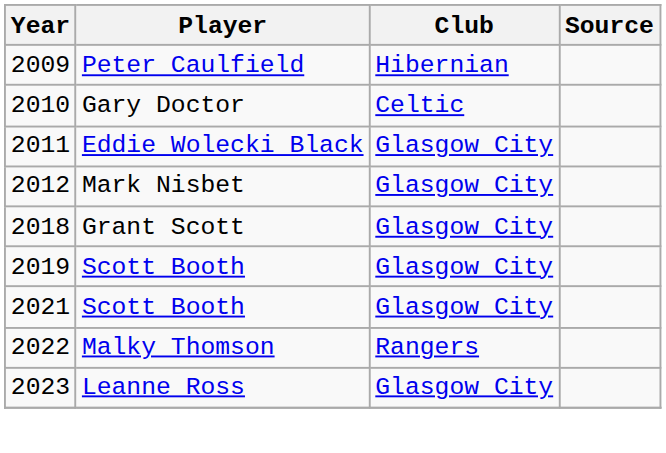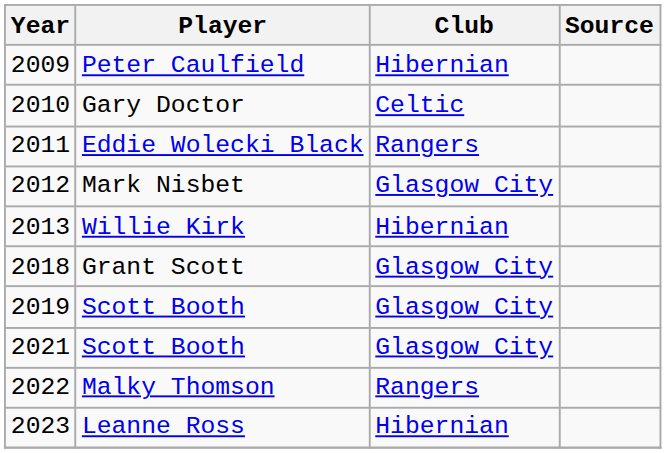(464, 146) Glasgow City -> (427, 146) Rangers
+ row: (40, 226)
(464, 387) Glasgow City -> (442, 428) Hibernian
